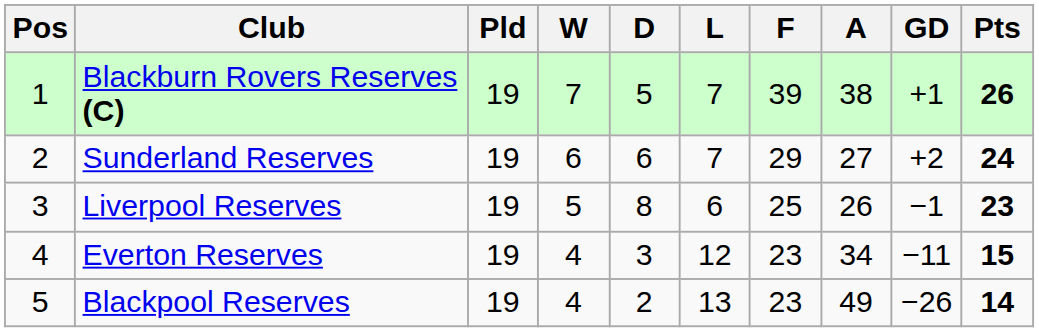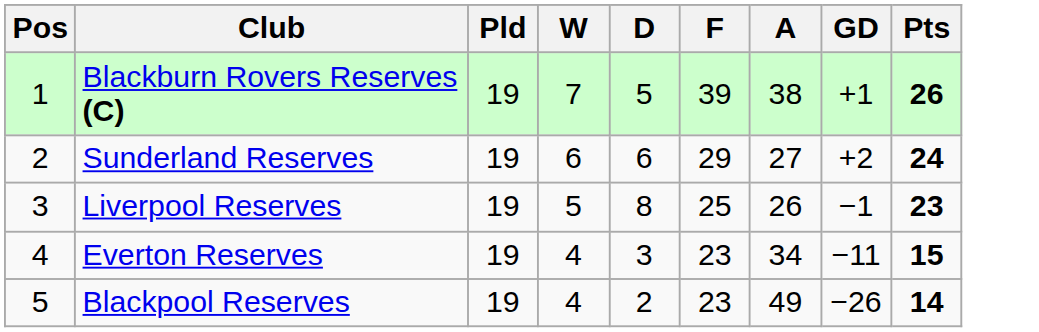- column: (715, 28)
